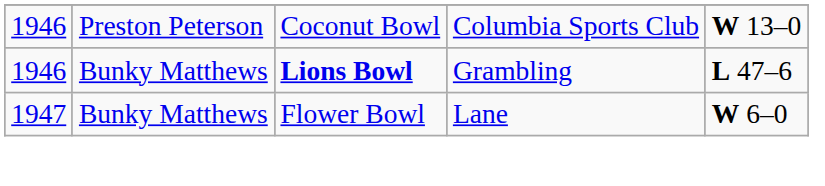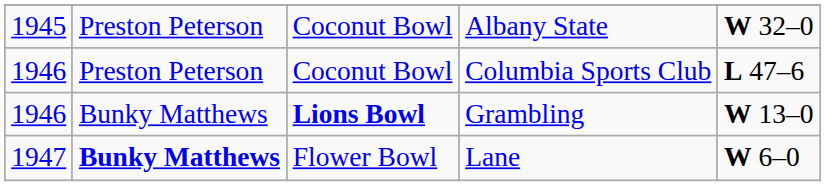+ row: (537, 26)
(756, 26) W 13–0 -> (764, 69) L 47–6
(752, 69) L 47–6 -> (769, 113) W 13–0
(173, 113) normal -> (179, 157) bold
